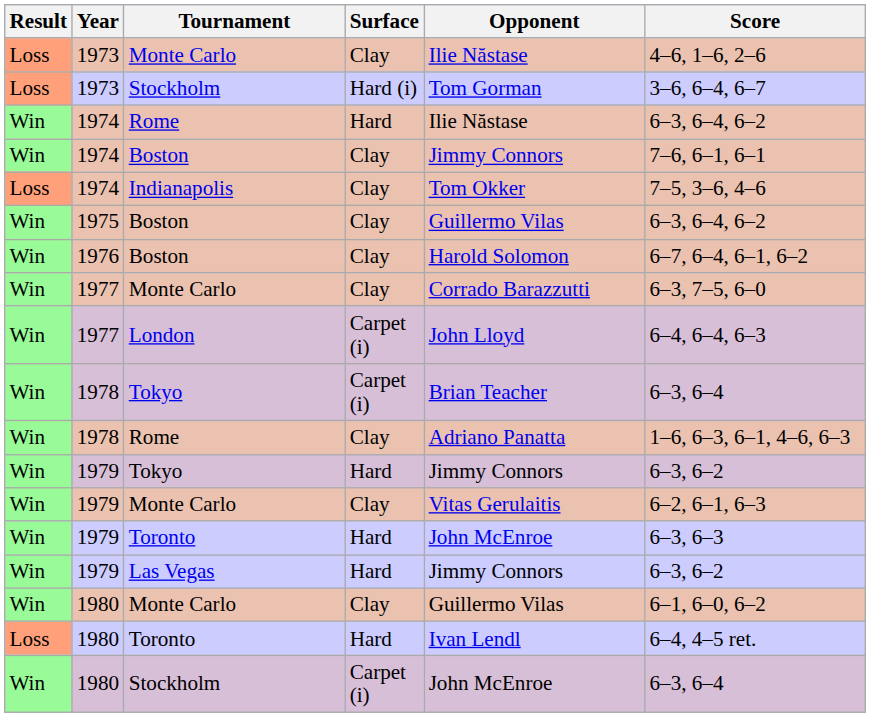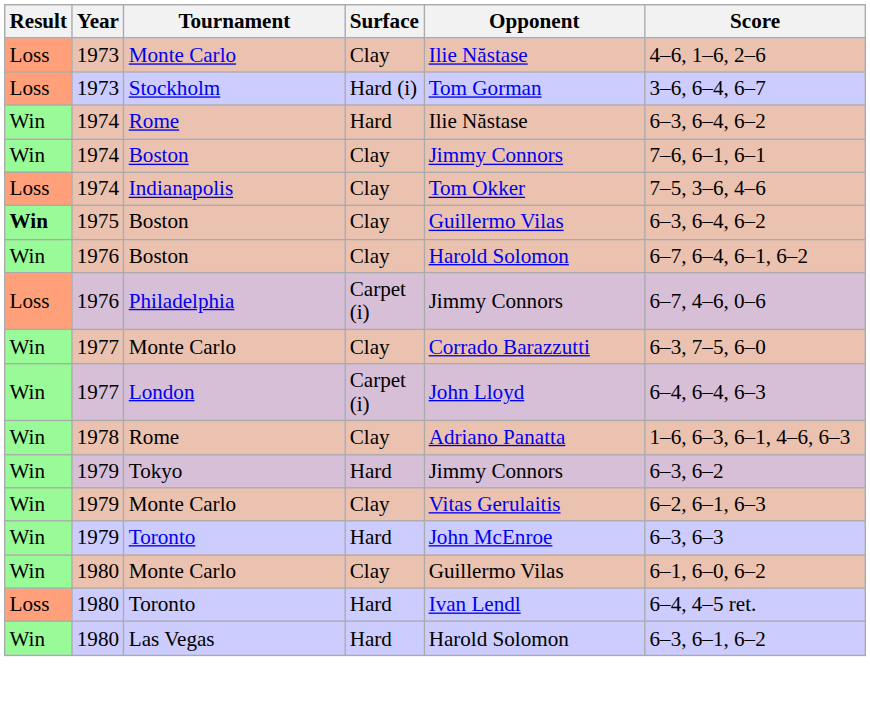(27, 222) normal -> (29, 222) bold
+ row: (98, 301)
- row: (98, 391)
- row: (98, 571)
- row: (98, 683)
+ row: (98, 638)
